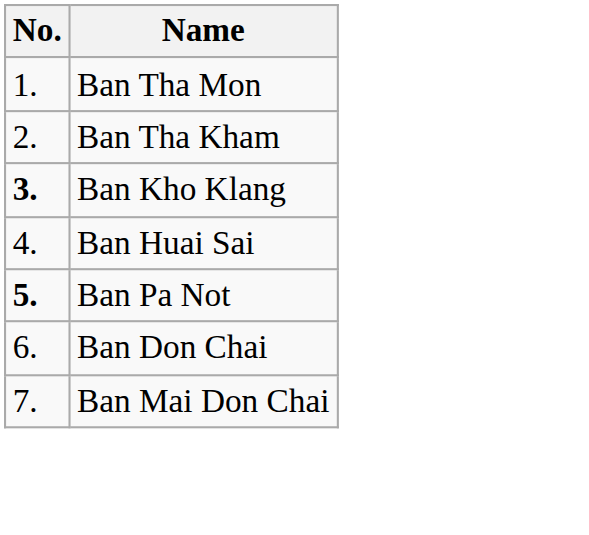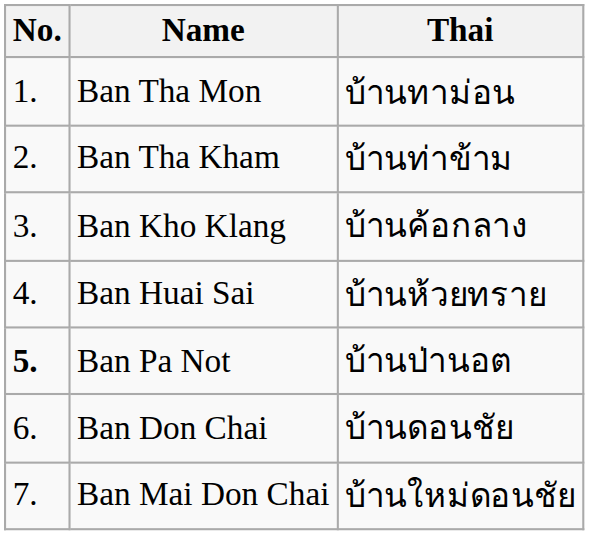+ column: (460, 30)
(25, 189) bold -> (25, 225) normal
